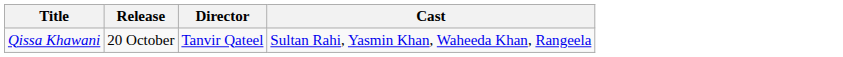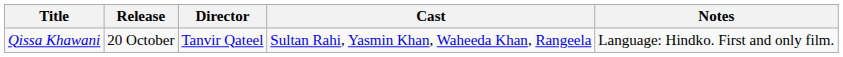+ column: (716, 16)
